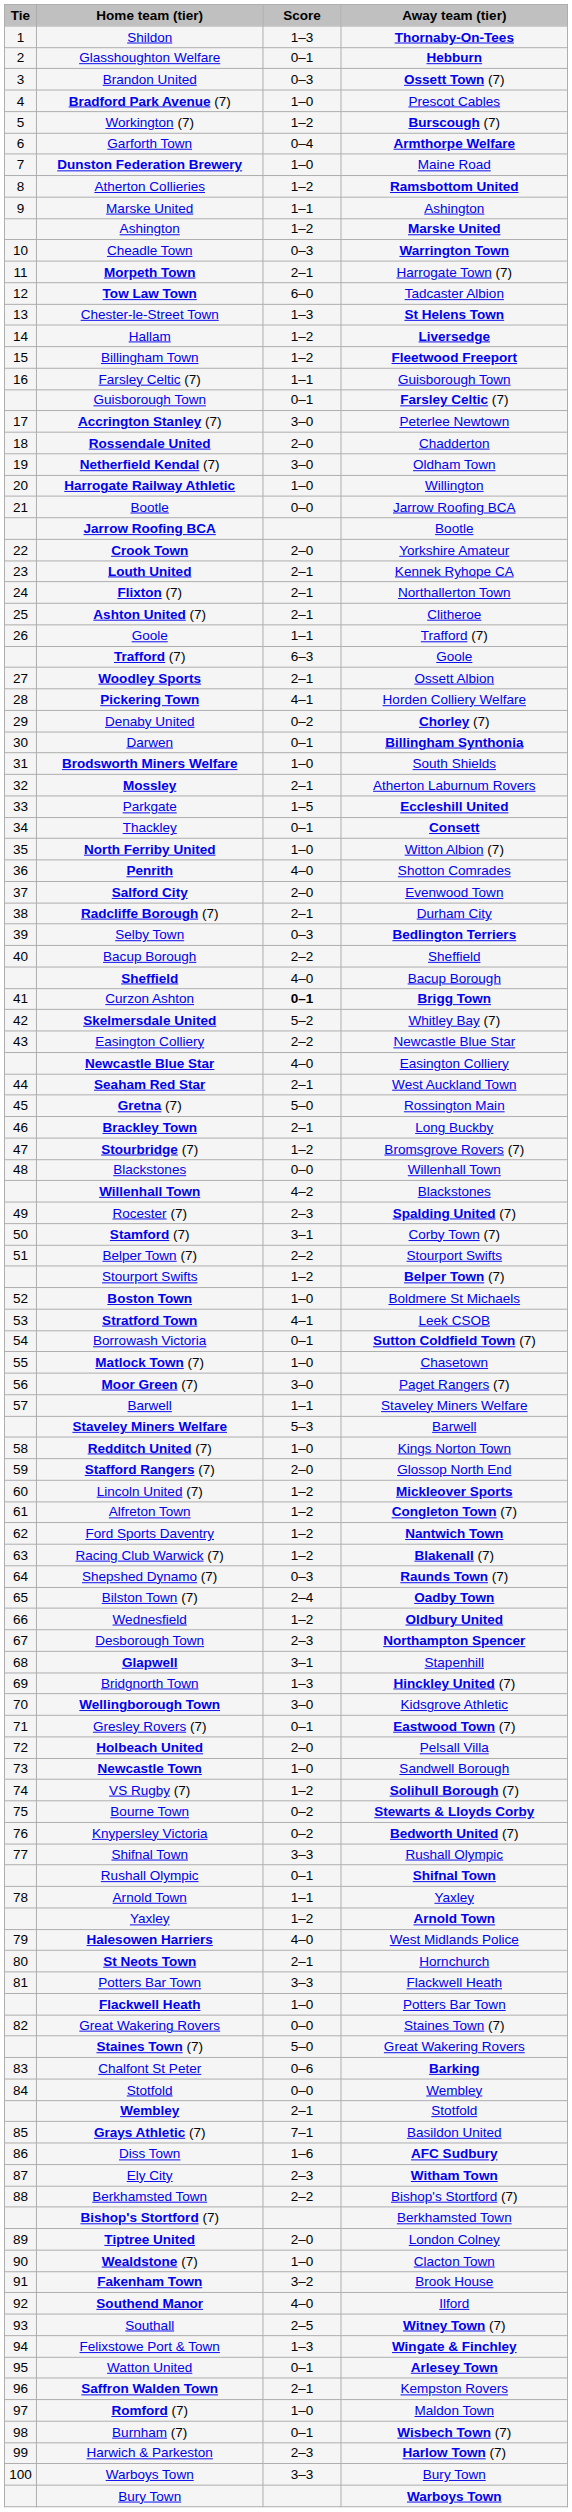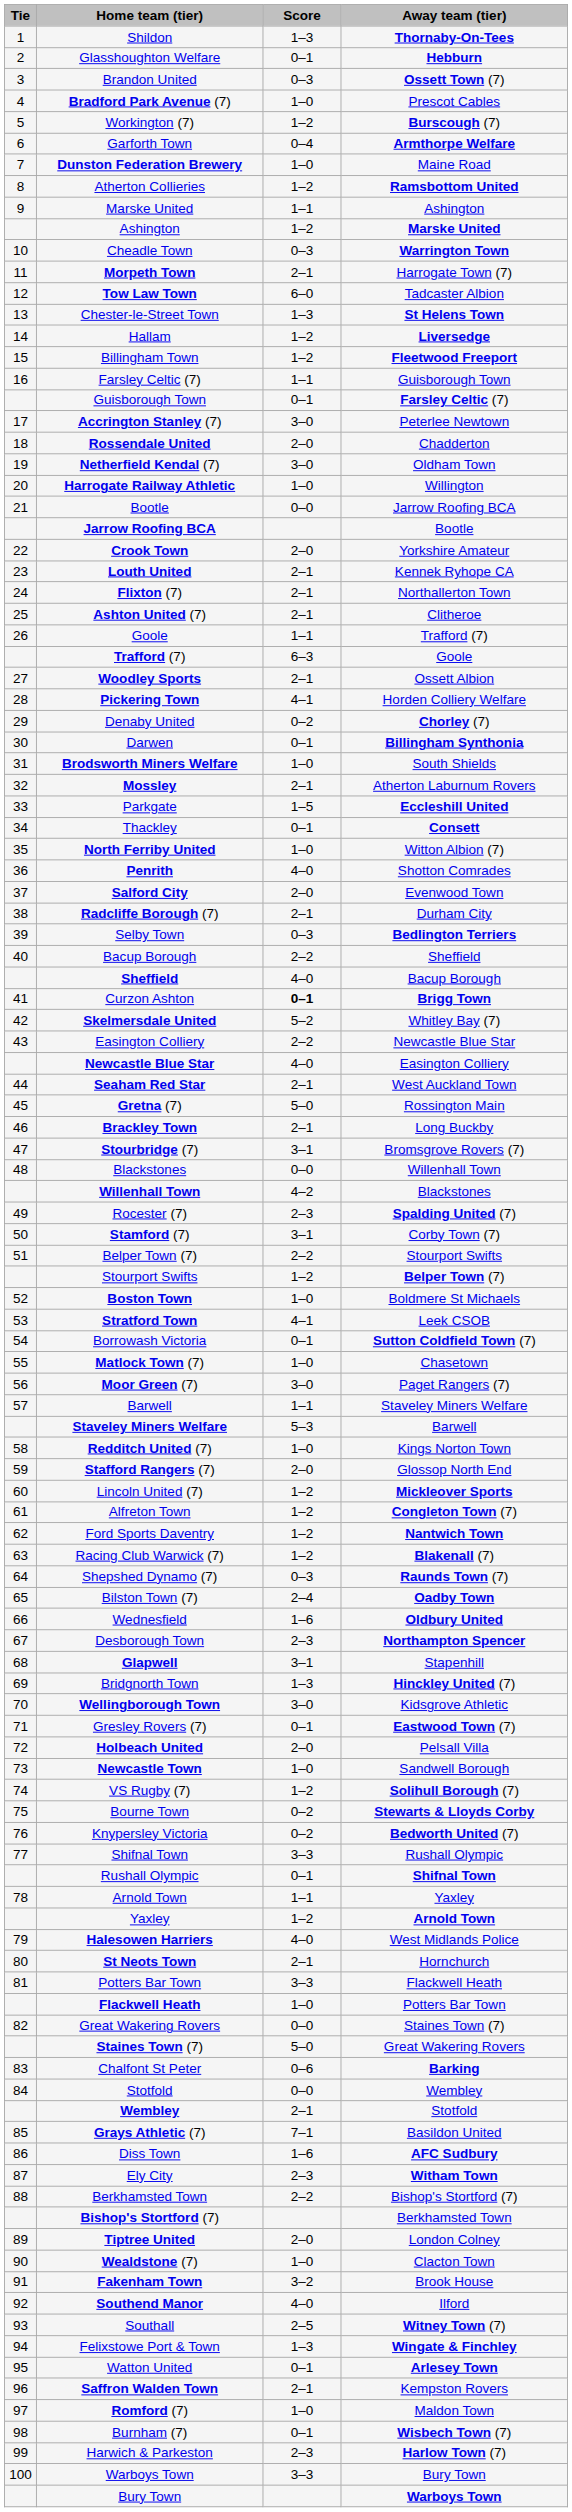(302, 1149) 1–2 -> (302, 1149) 3–1
(302, 1619) 1–2 -> (302, 1619) 1–6
